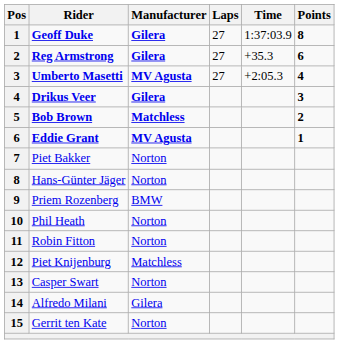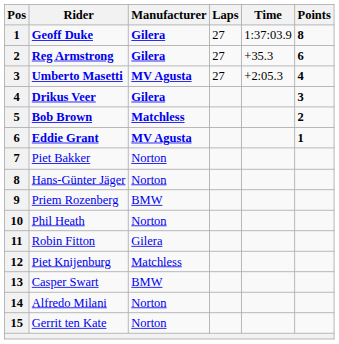(149, 241) Norton -> (147, 241) Gilera
(149, 282) Norton -> (147, 282) BMW
(147, 302) Gilera -> (149, 302) Norton
